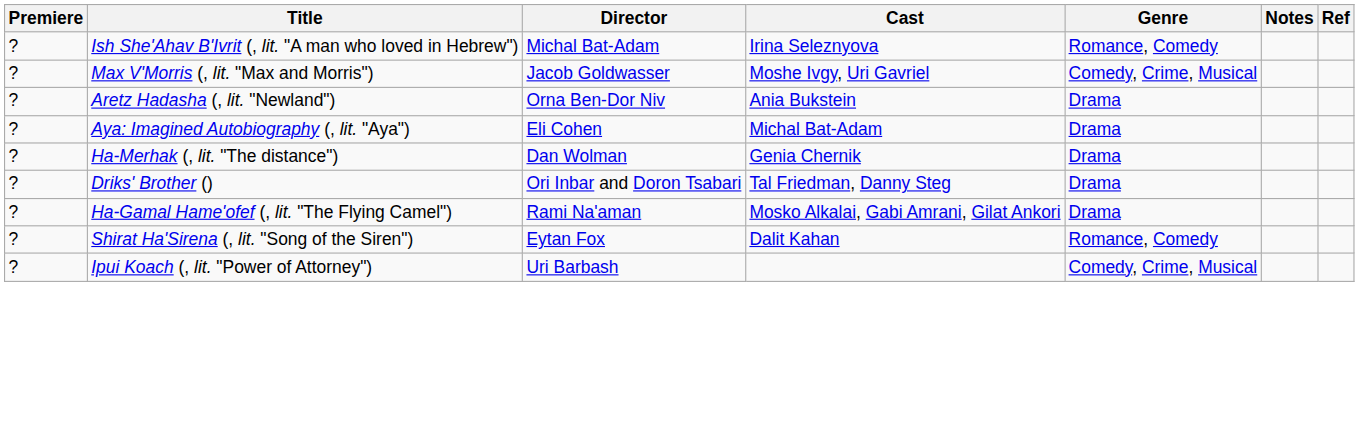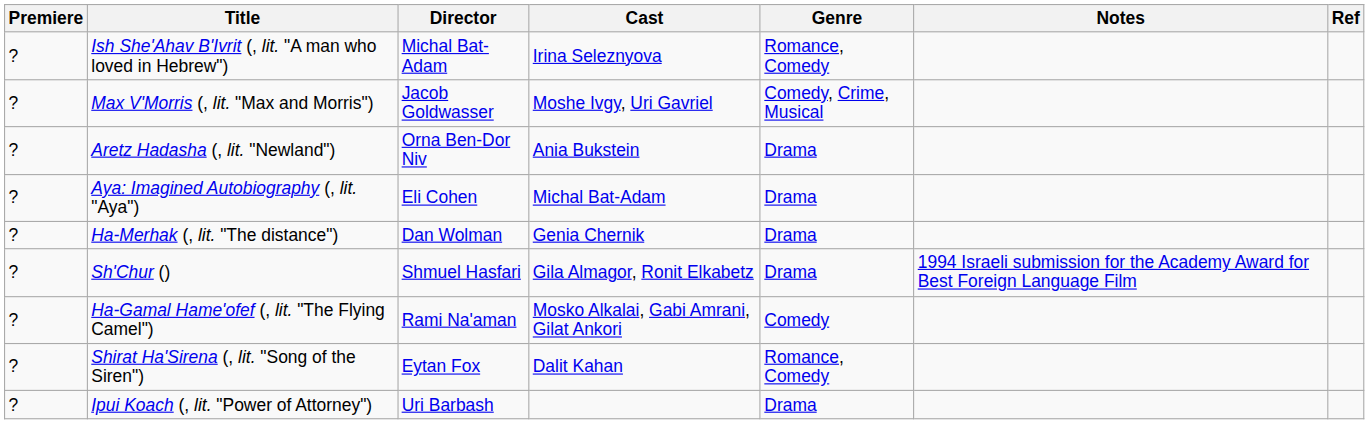+ row: (131, 272)
- row: (152, 184)
(1095, 211) Drama -> (797, 319) Comedy
(1163, 267) Comedy, Crime, Musical -> (790, 404) Drama
